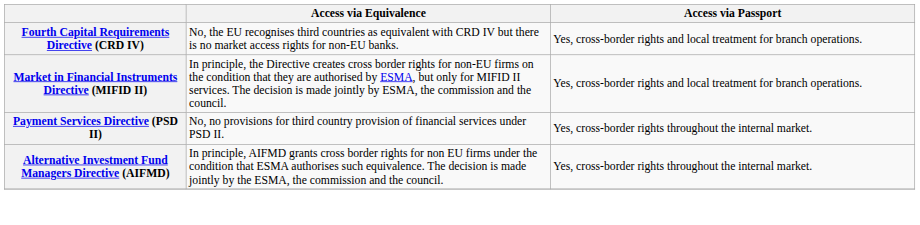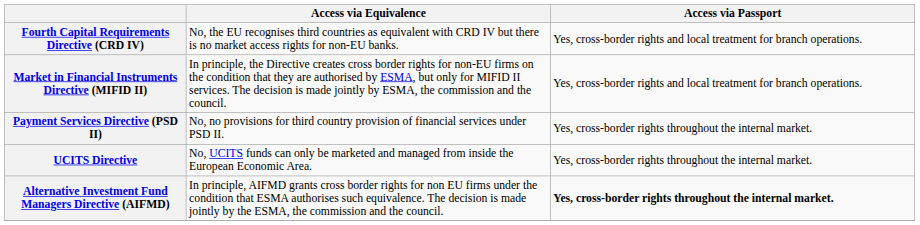+ row: (95, 160)
(683, 166) normal -> (693, 198) bold
